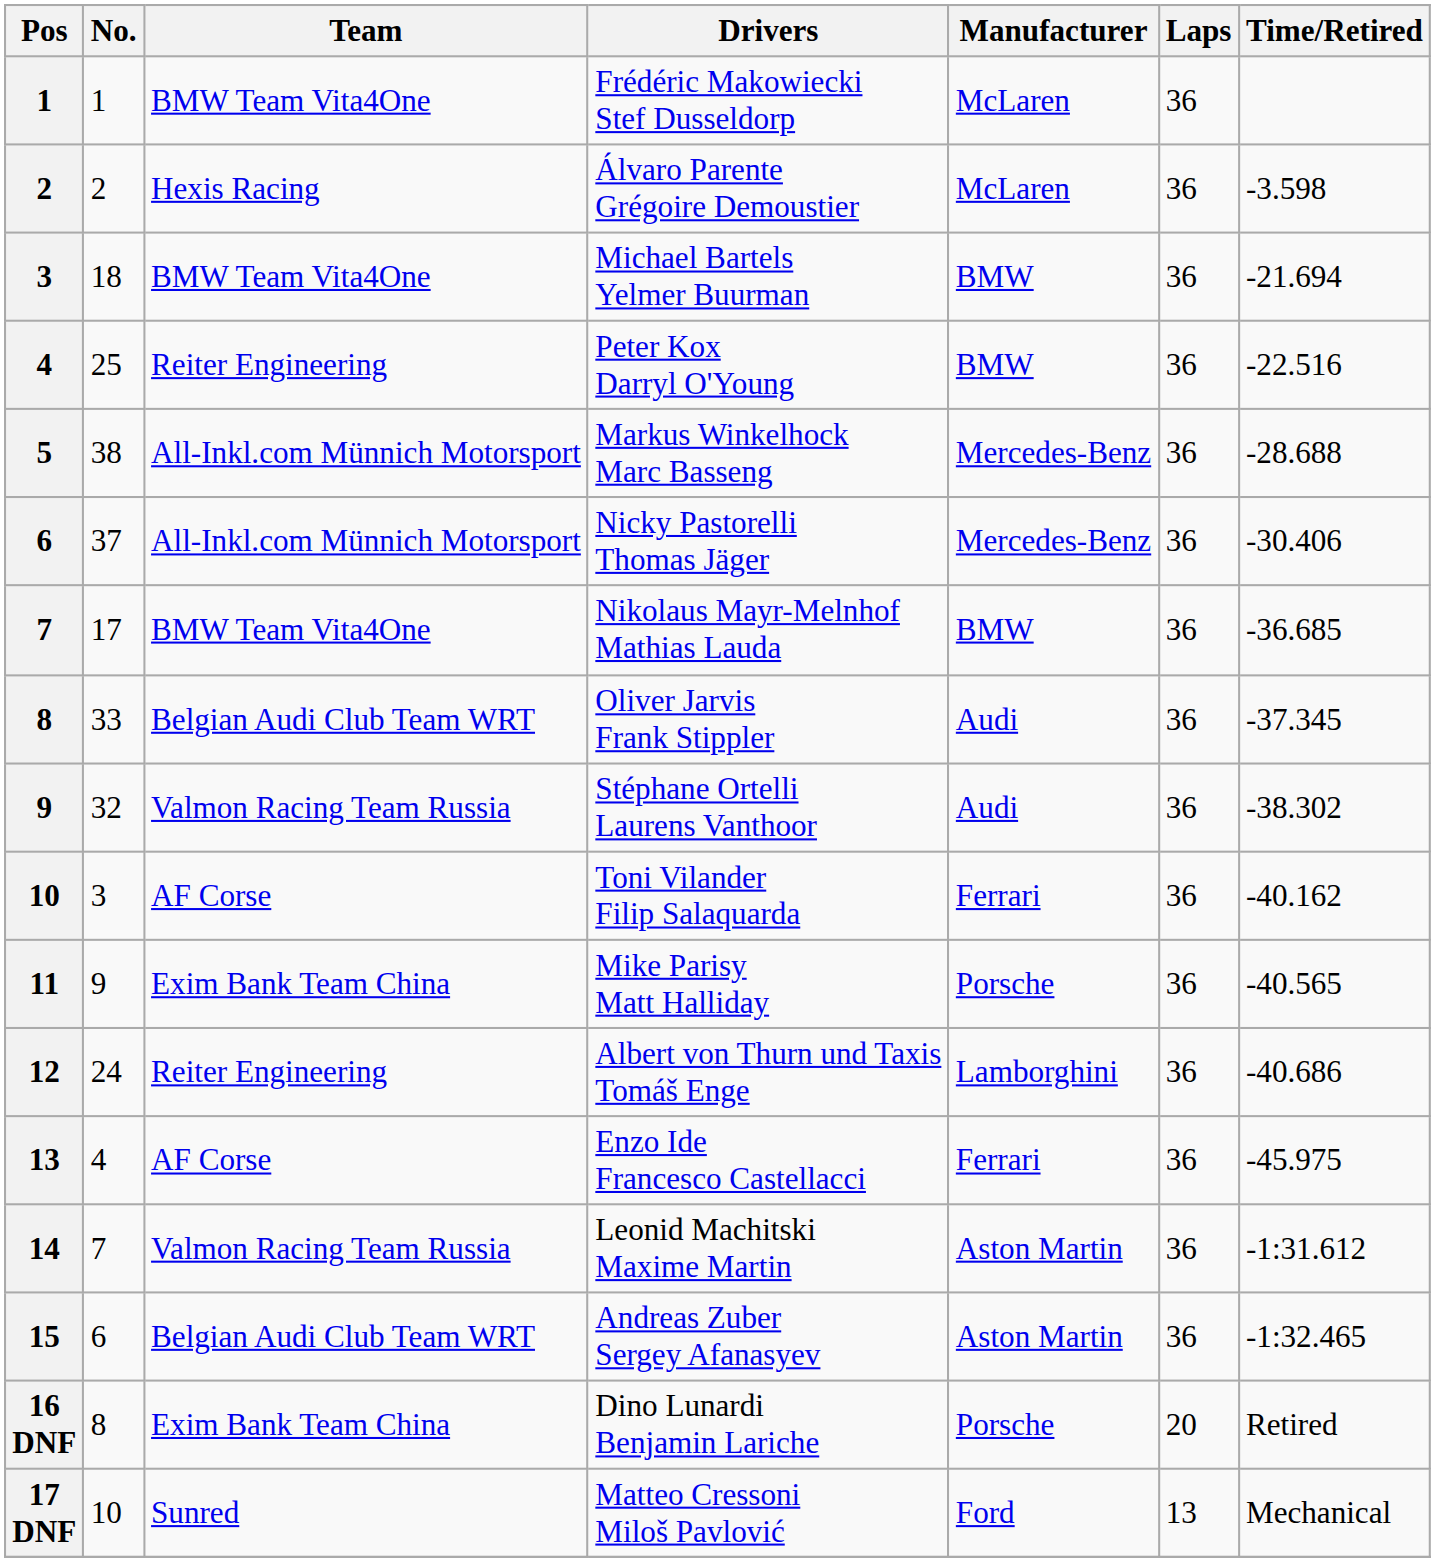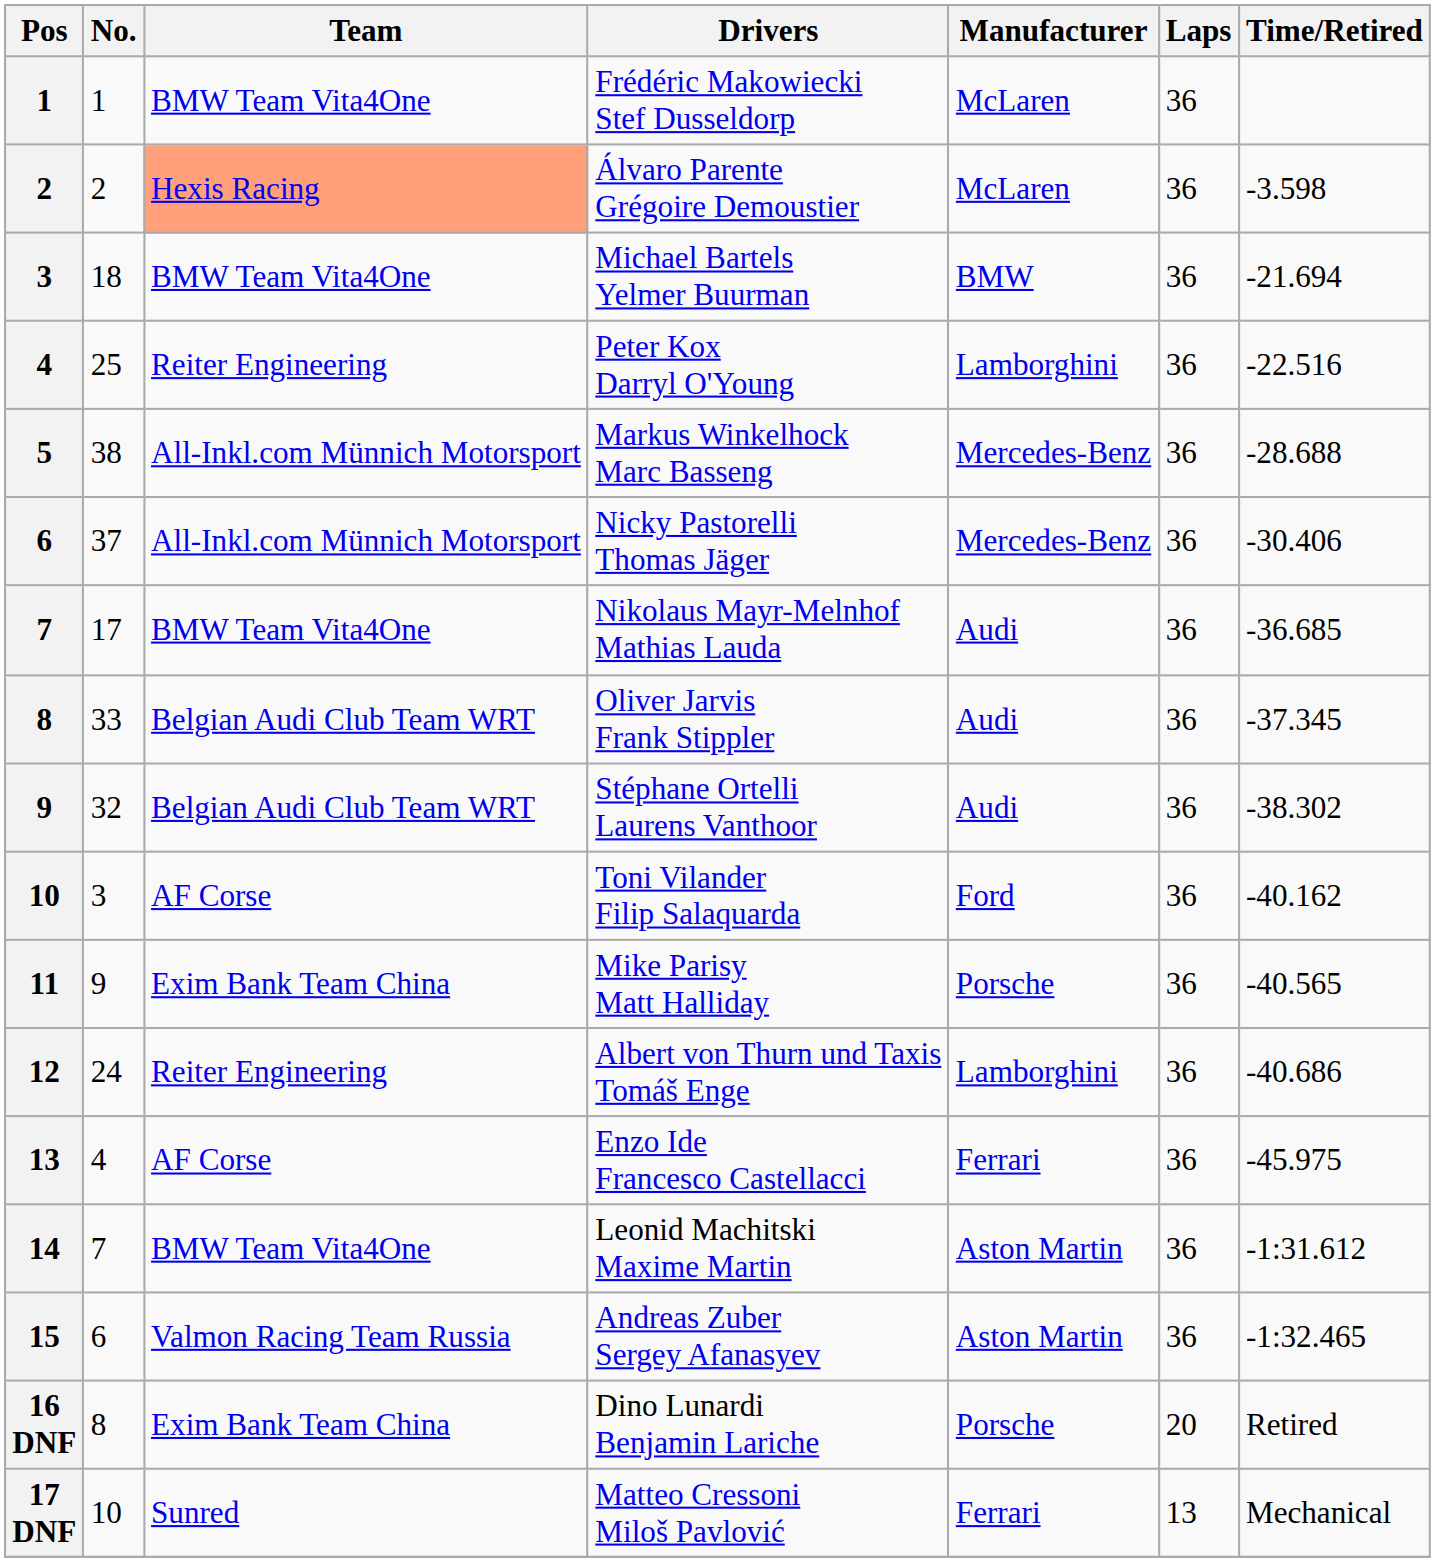(235, 188) no background -> (235, 188) lightsalmon background
(995, 365) BMW -> (1037, 365) Lamborghini
(995, 629) BMW -> (987, 629) Audi
(331, 806) Valmon Racing Team Russia -> (343, 806) Belgian Audi Club Team WRT
(998, 894) Ferrari -> (985, 894) Ford
(331, 1247) Valmon Racing Team Russia -> (291, 1247) BMW Team Vita4One
(343, 1336) Belgian Audi Club Team WRT -> (331, 1336) Valmon Racing Team Russia
(985, 1512) Ford -> (998, 1512) Ferrari
